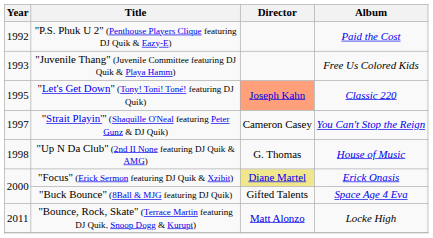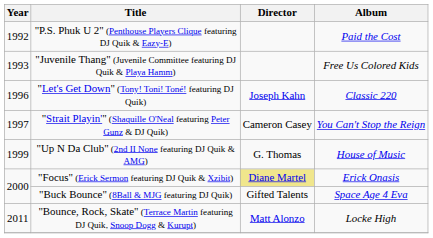(18, 95) 1995 -> (18, 95) 1996
(277, 95) lightsalmon background -> (277, 95) no background
(18, 154) 1998 -> (18, 154) 1999
